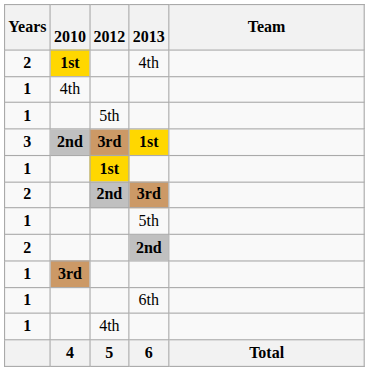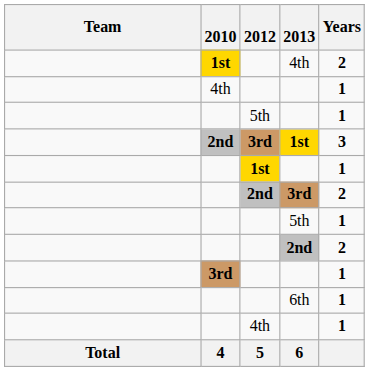columns swapped: (267, 27) <-> (27, 27)
